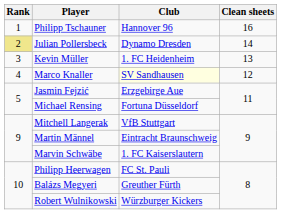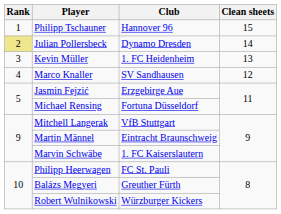(248, 28) 16 -> (248, 28) 15
(152, 75) lightyellow background -> (152, 75) no background
